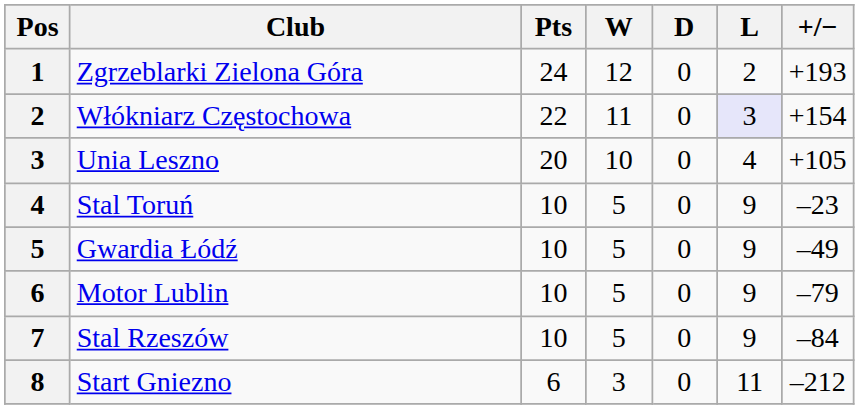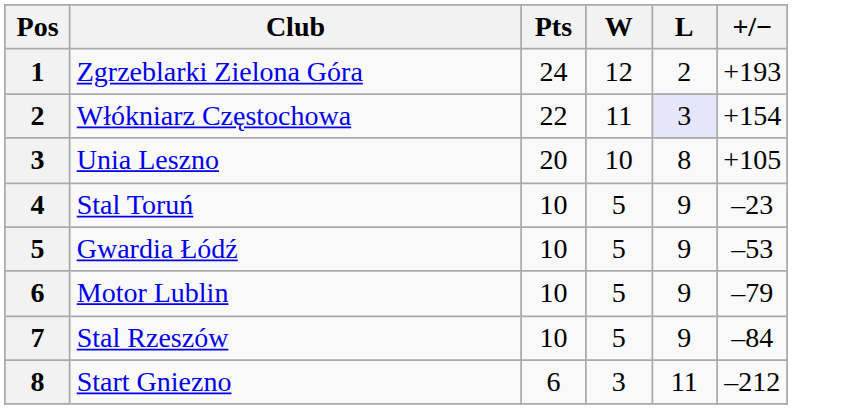- column: (684, 26)
(750, 159) 4 -> (684, 159) 8
(818, 248) –49 -> (752, 248) –53
